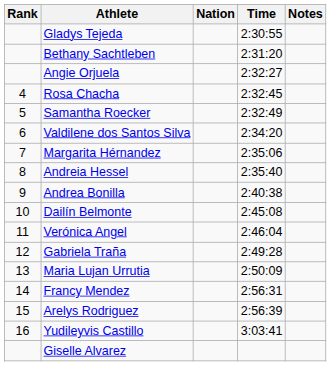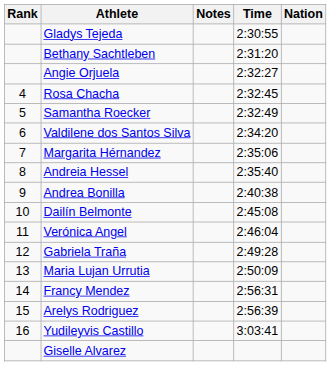columns swapped: (216, 14) <-> (305, 14)
